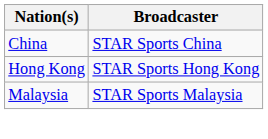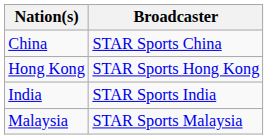+ row: (25, 95)
